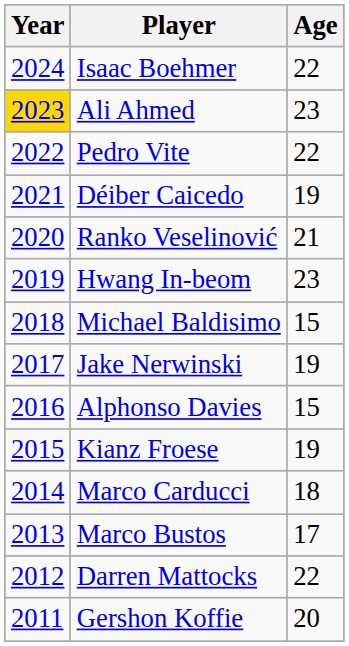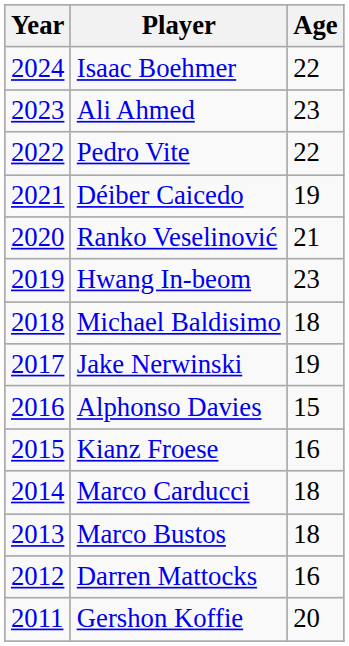(38, 110) gold background -> (38, 110) no background
(307, 322) 15 -> (307, 322) 18
(307, 449) 19 -> (307, 449) 16
(307, 534) 17 -> (307, 534) 18
(307, 576) 22 -> (307, 576) 16
